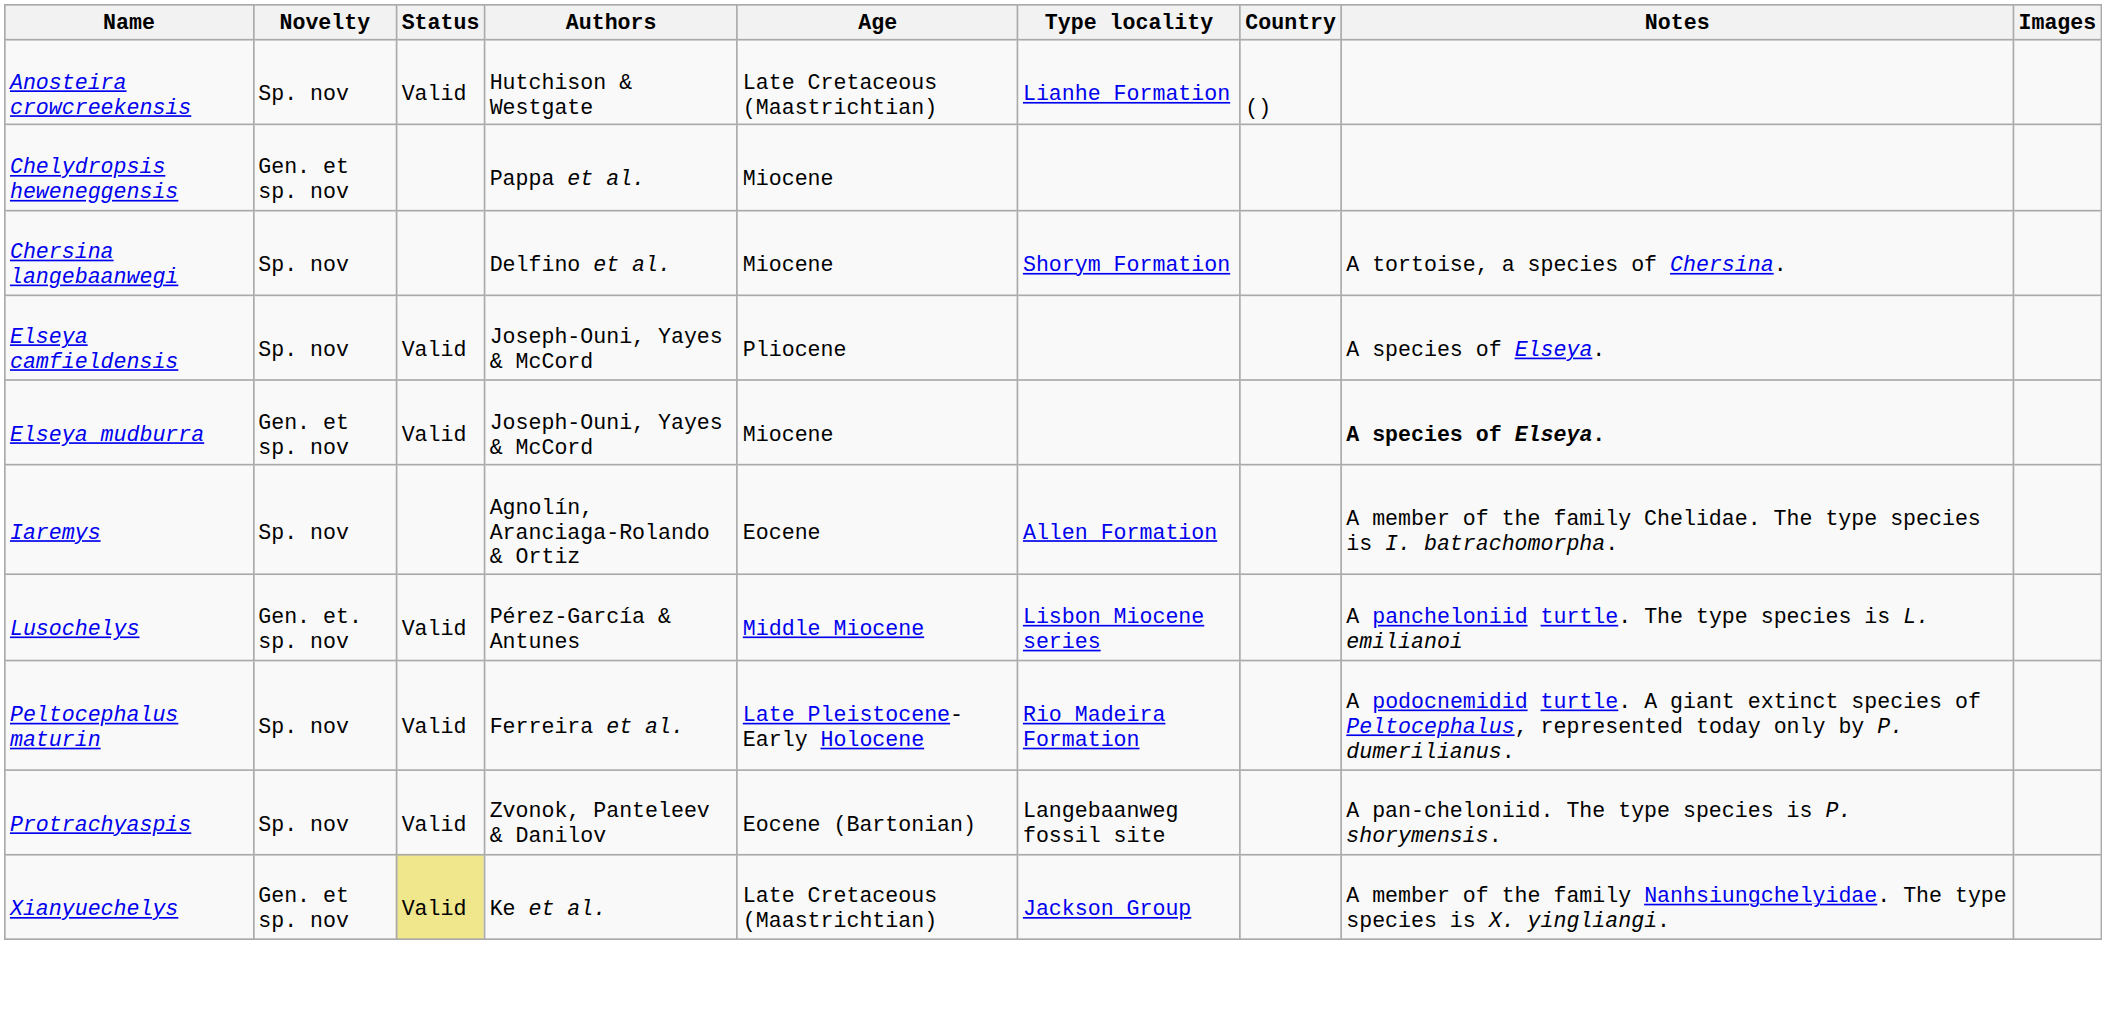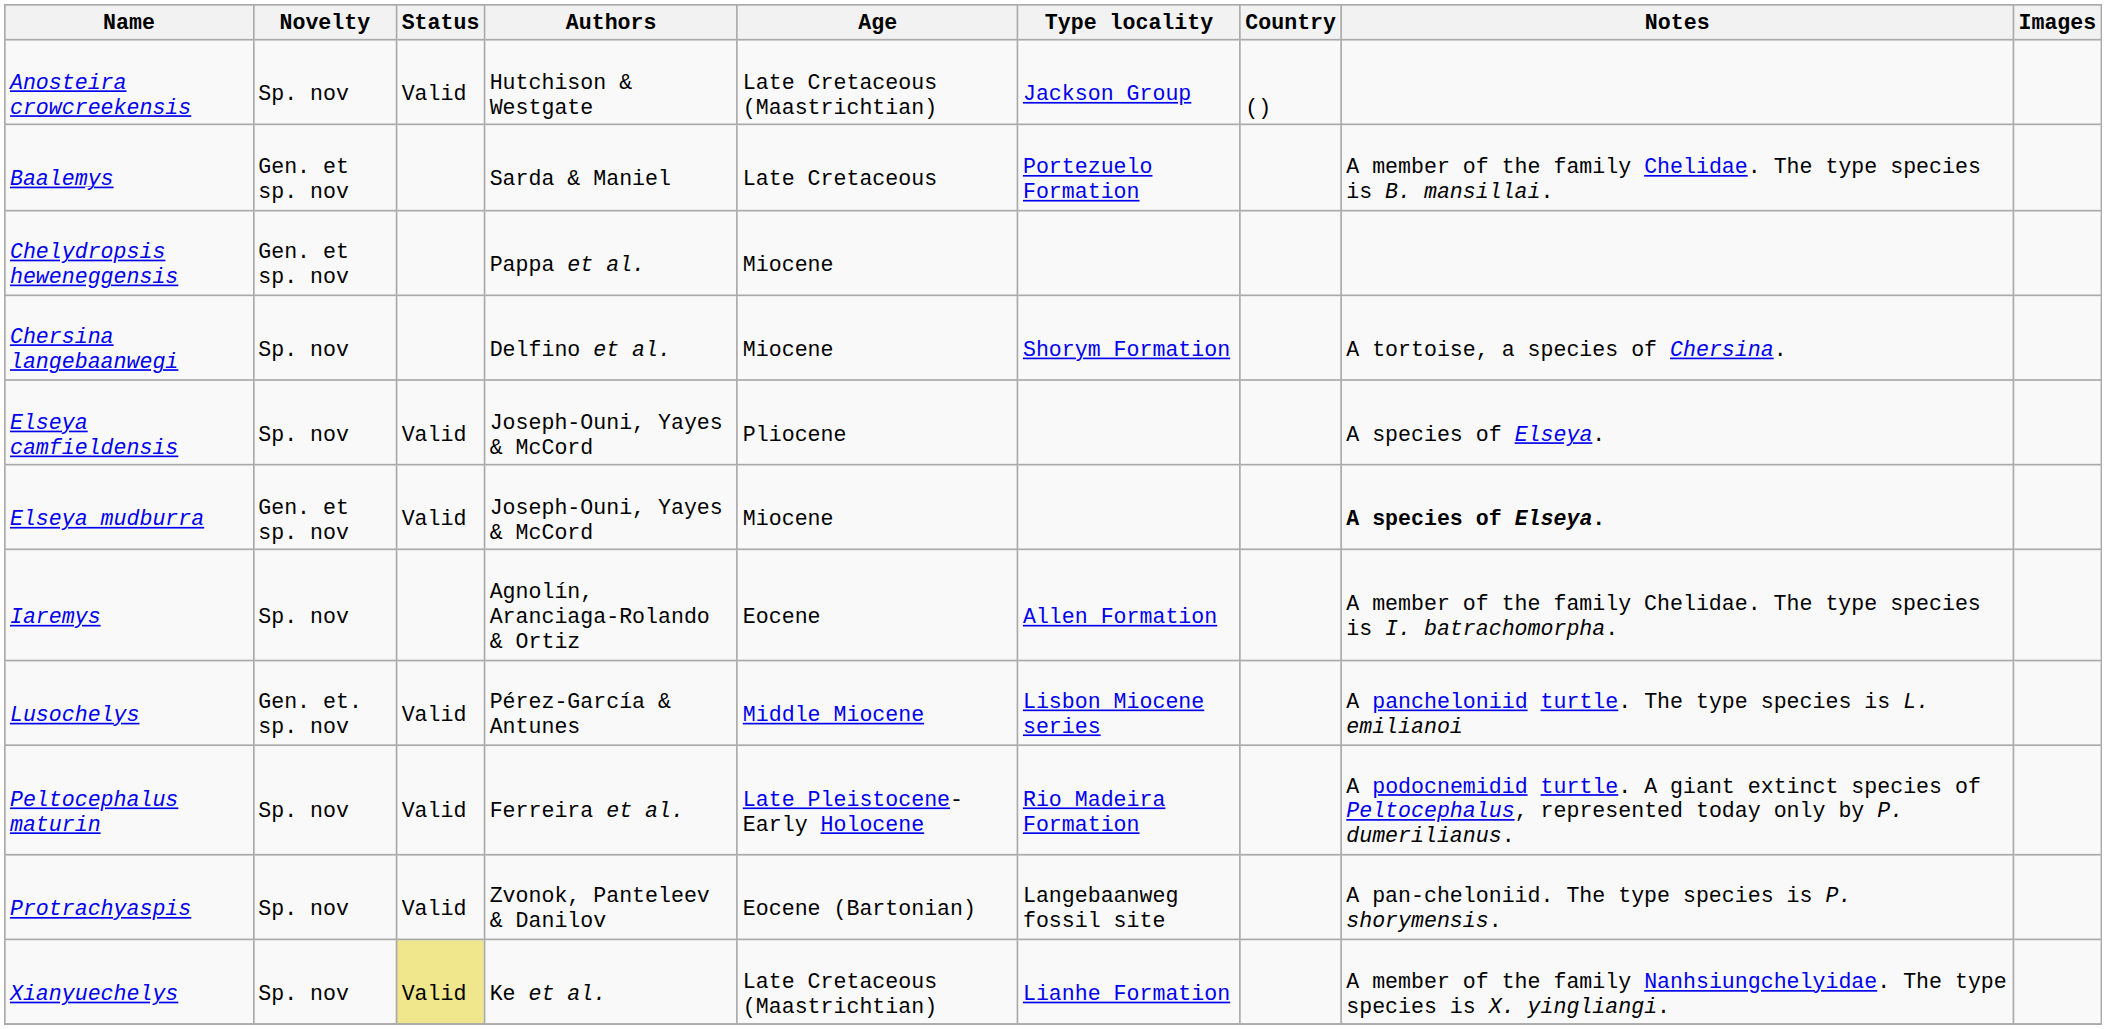(1127, 95) Lianhe Formation -> (1107, 95) Jackson Group
+ row: (62, 180)
(304, 909) Gen. et sp. nov -> (304, 994) Sp. nov
(1107, 909) Jackson Group -> (1127, 994) Lianhe Formation
